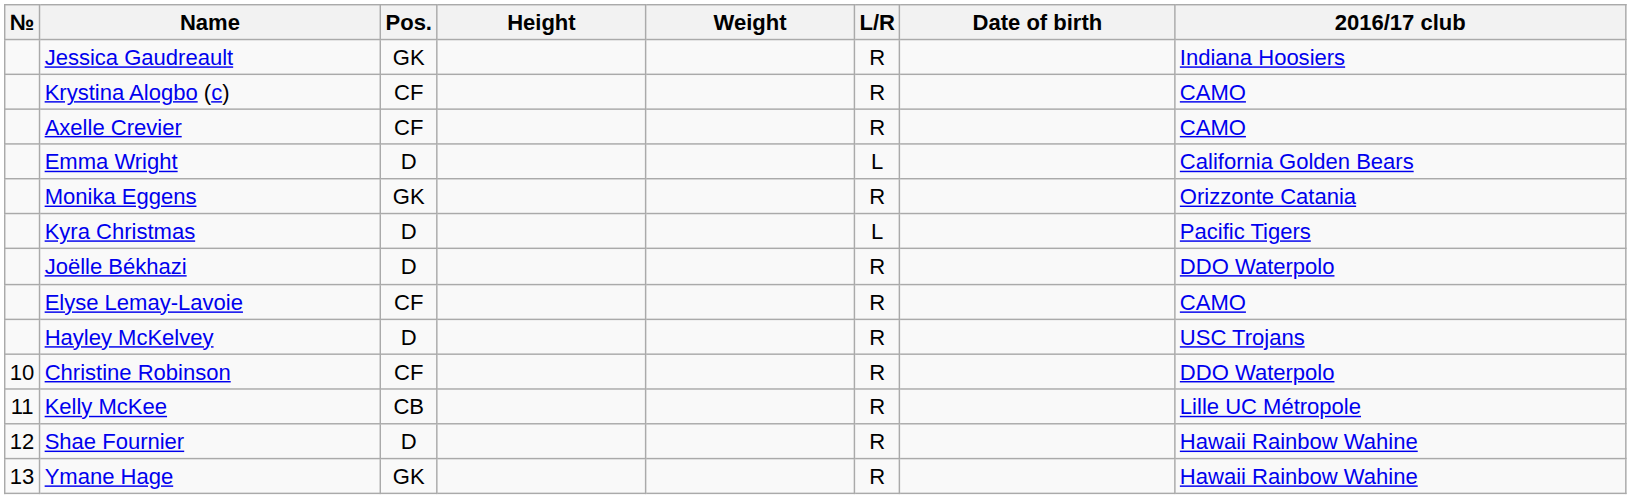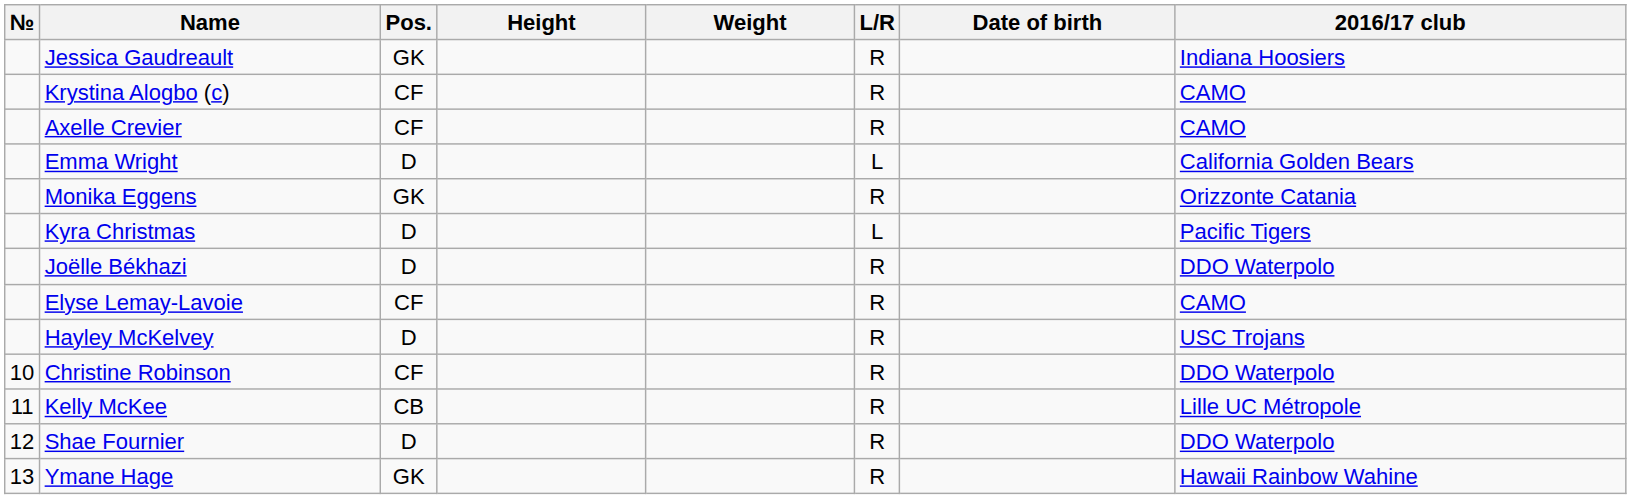(1299, 441) Hawaii Rainbow Wahine -> (1257, 441) DDO Waterpolo
